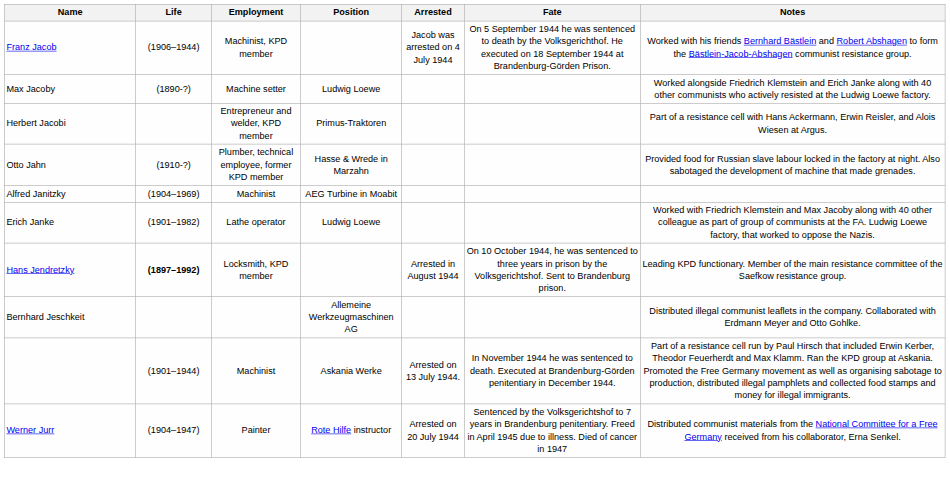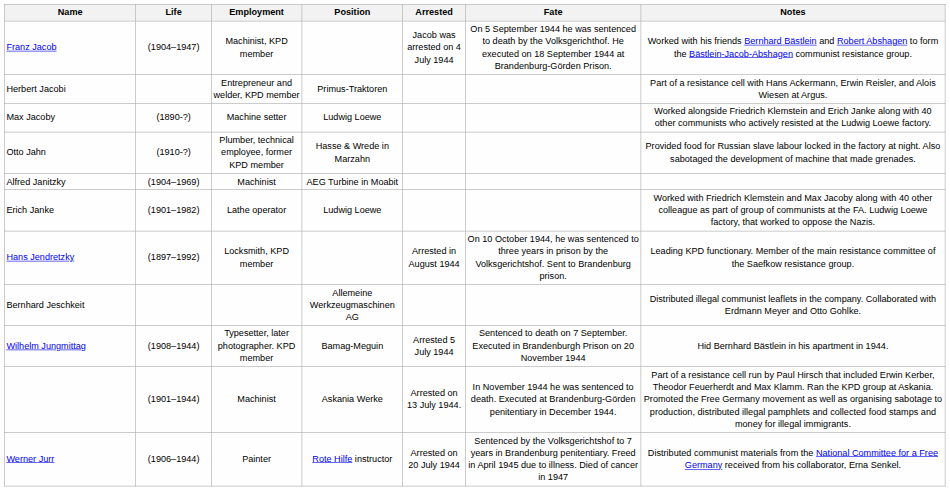(174, 47) (1906–1944) -> (174, 47) (1904–1947)
rows swapped: (36, 123) <-> (31, 88)
(174, 270) bold -> (174, 257) normal
+ row: (46, 346)
(174, 430) (1904–1947) -> (174, 459) (1906–1944)
